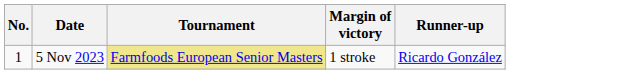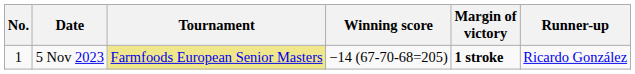+ column: (389, 25)
(352, 57) normal -> (479, 57) bold
